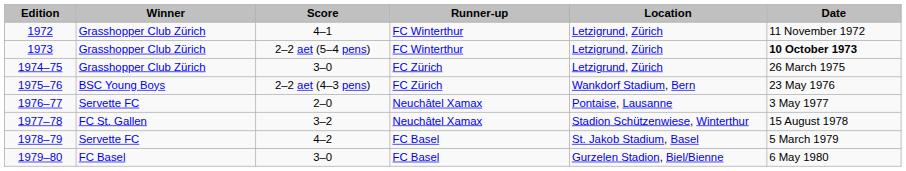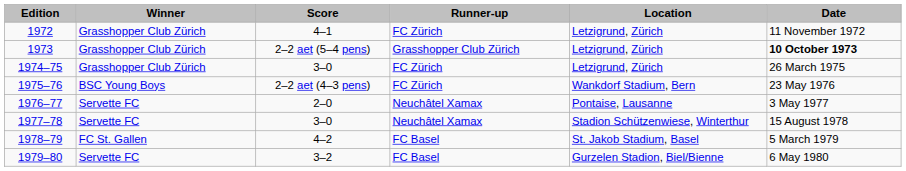(428, 31) FC Winterthur -> (417, 31) FC Zürich
(428, 49) FC Winterthur -> (456, 49) Grasshopper Club Zürich
(113, 121) FC St. Gallen -> (109, 121) Servette FC
(323, 121) 3–2 -> (323, 121) 3–0
(109, 139) Servette FC -> (113, 139) FC St. Gallen
(102, 157) FC Basel -> (109, 157) Servette FC
(323, 157) 3–0 -> (323, 157) 3–2
